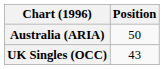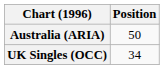(135, 54) 43 -> (135, 54) 34
